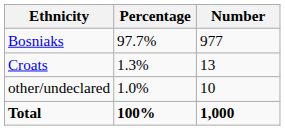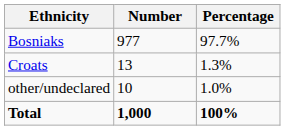columns swapped: (238, 16) <-> (155, 16)
